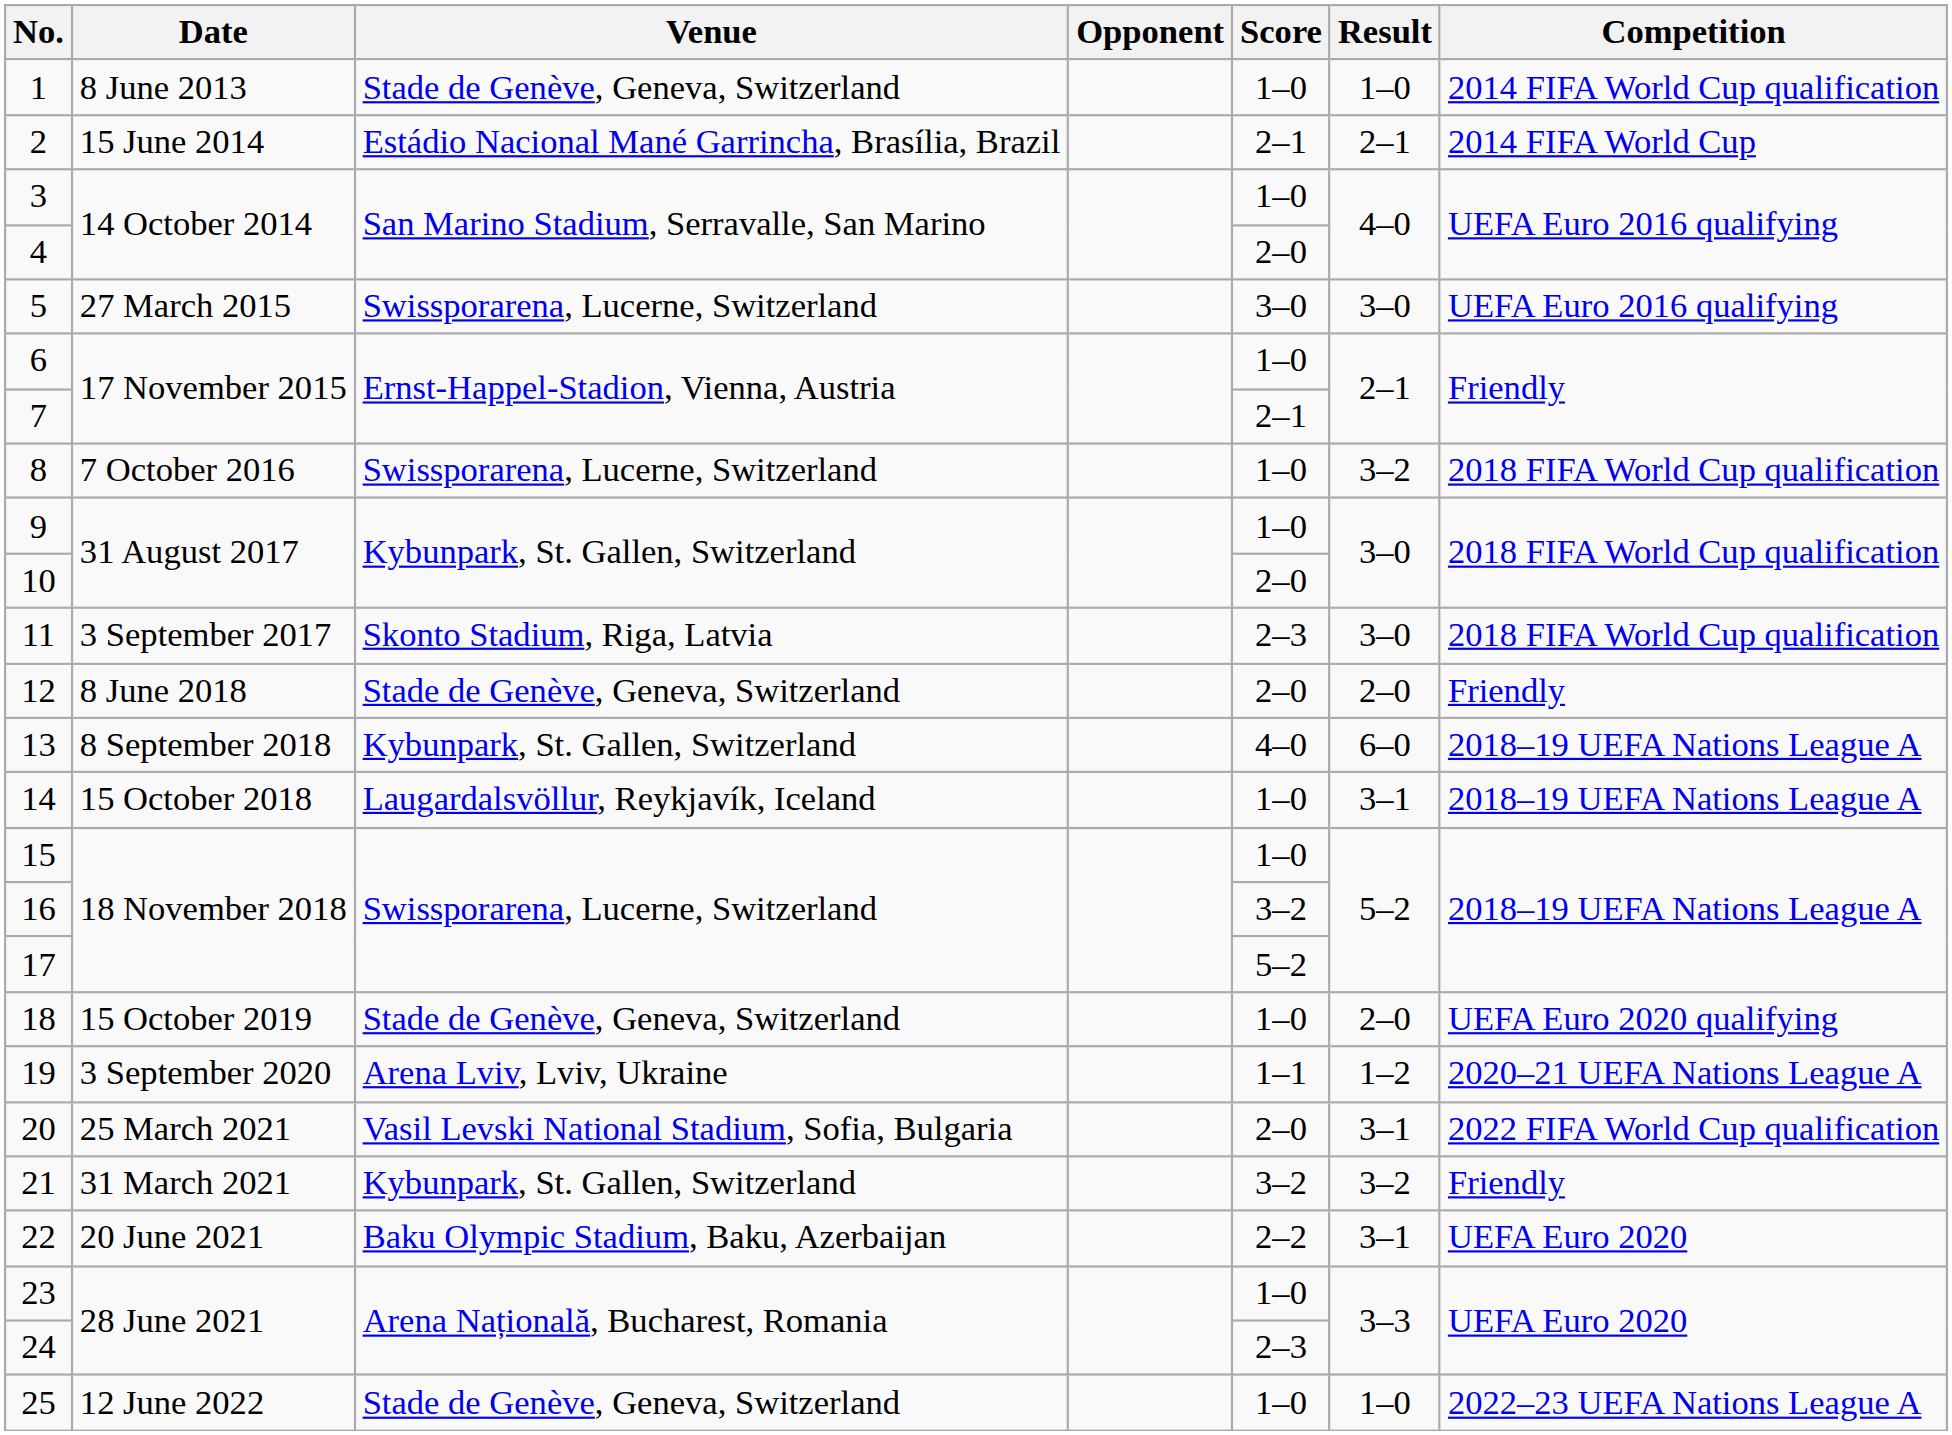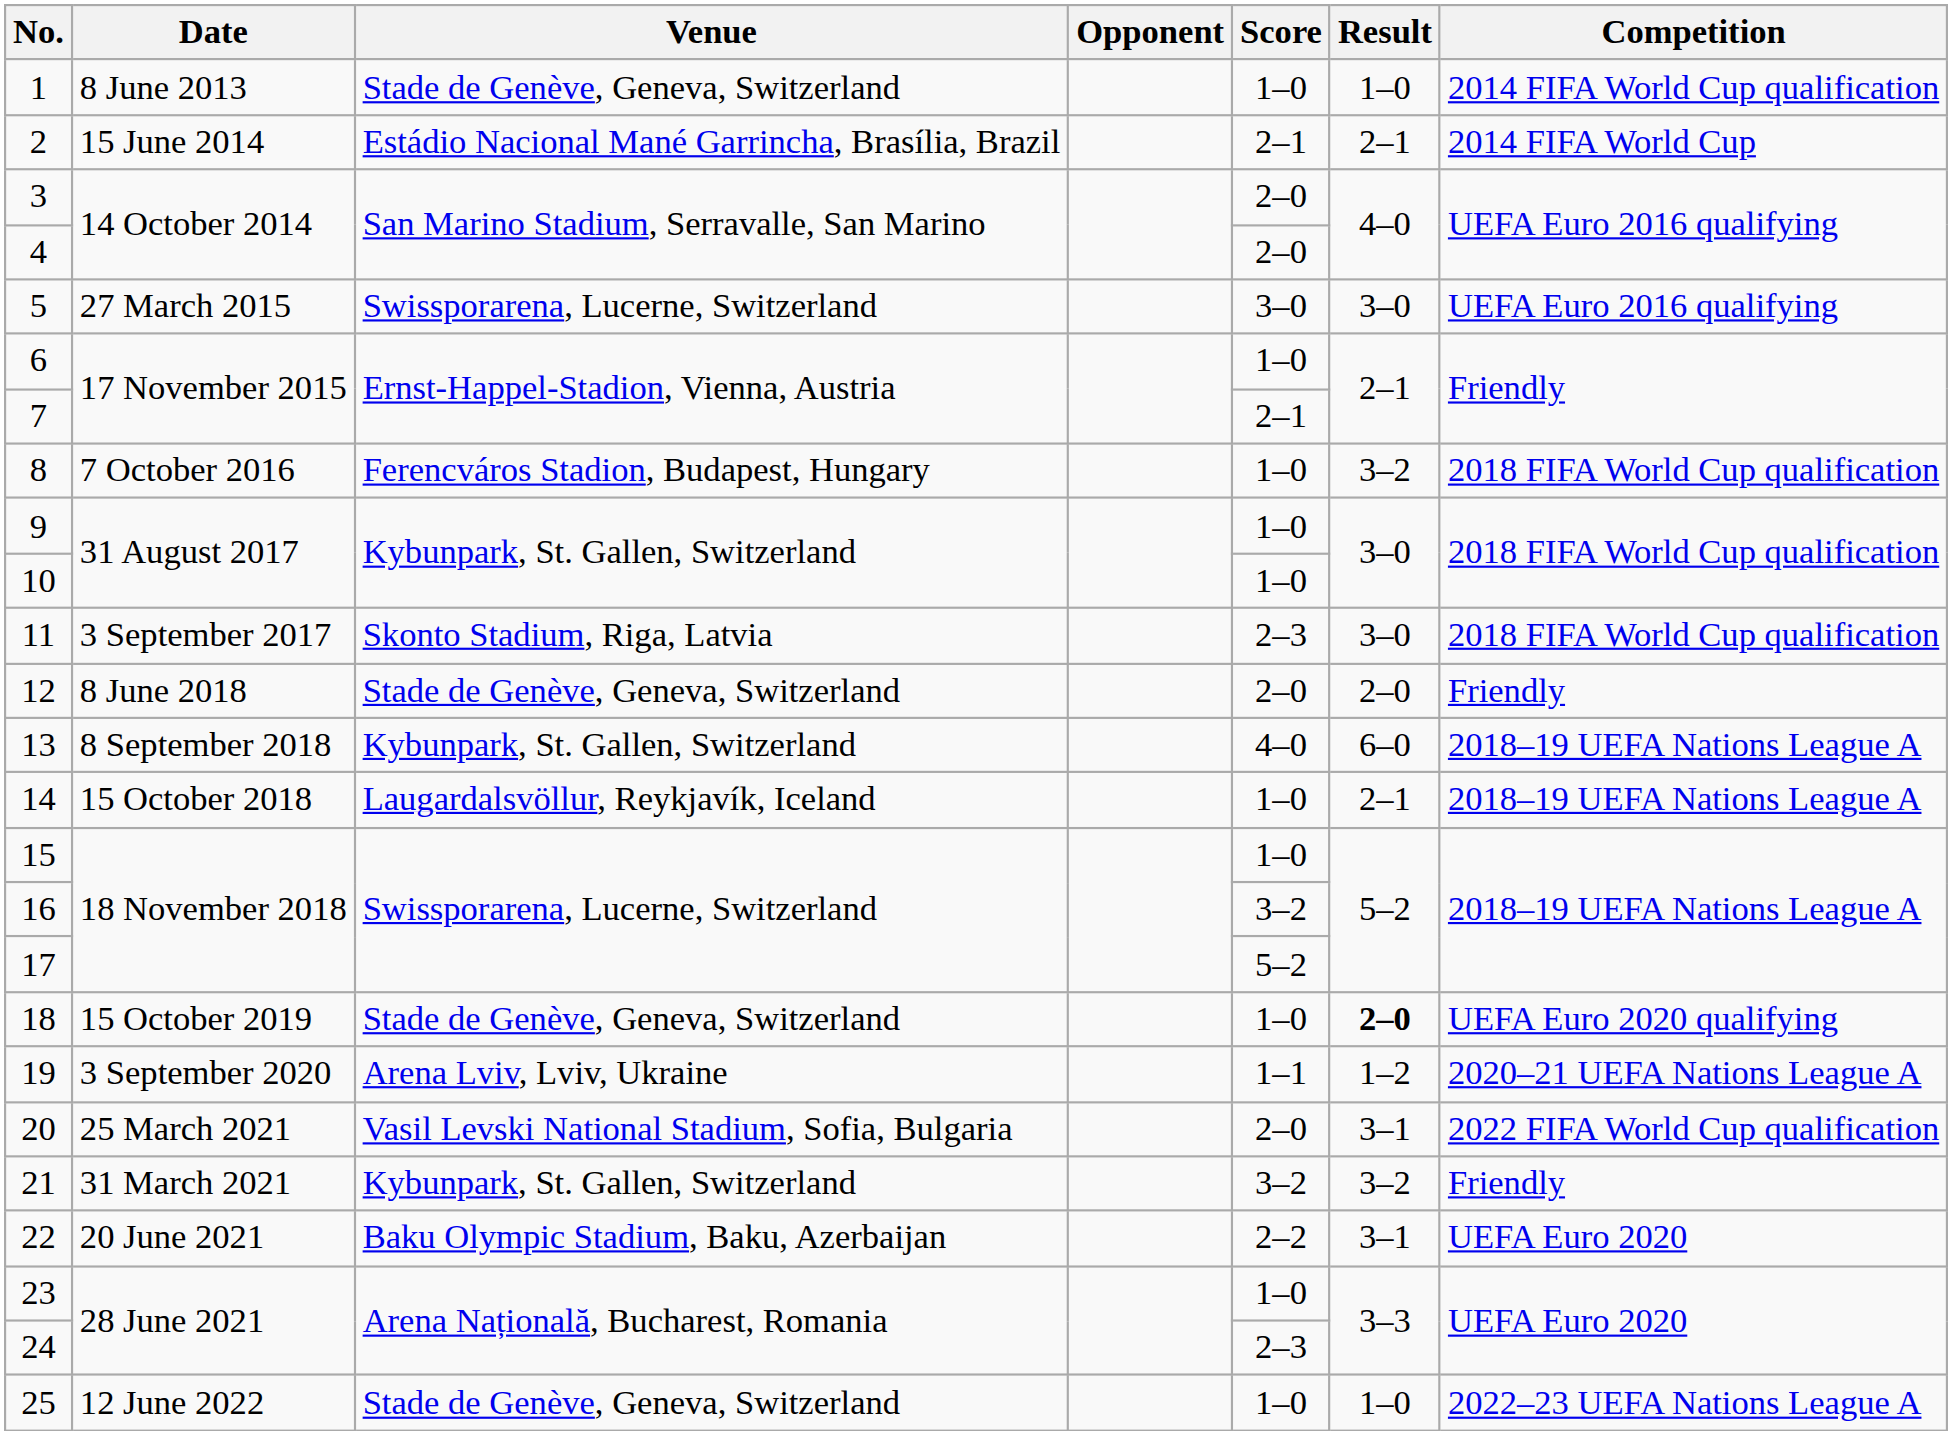(1281, 196) 1–0 -> (1281, 196) 2–0
(620, 470) Swissporarena, Lucerne, Switzerland -> (646, 470) Ferencváros Stadion, Budapest, Hungary
(1281, 580) 2–0 -> (1281, 580) 1–0
(1385, 799) 3–1 -> (1385, 799) 2–1
(1385, 1018) normal -> (1385, 1018) bold
